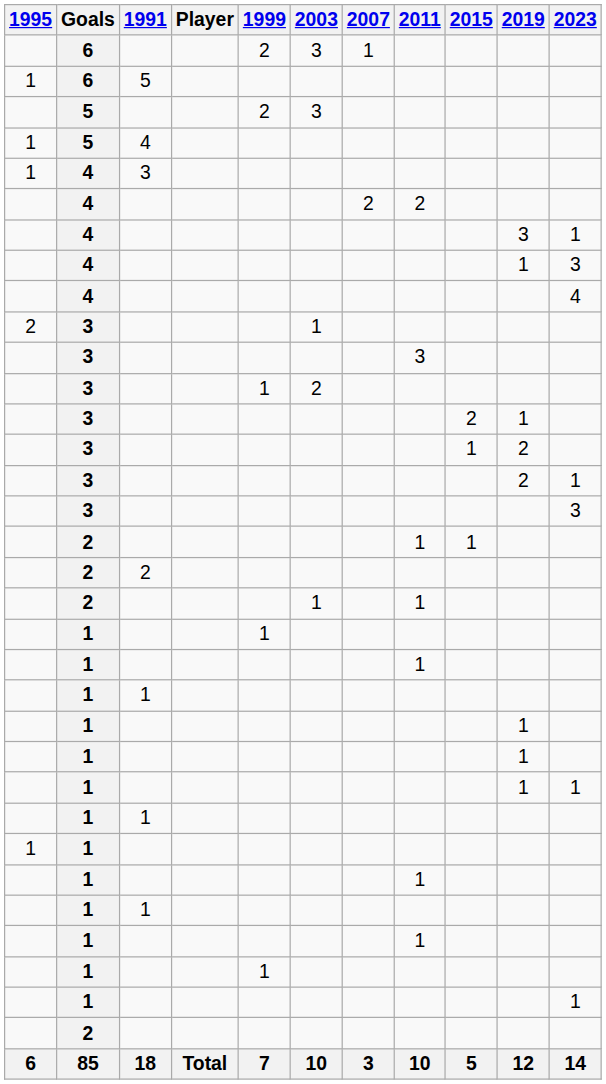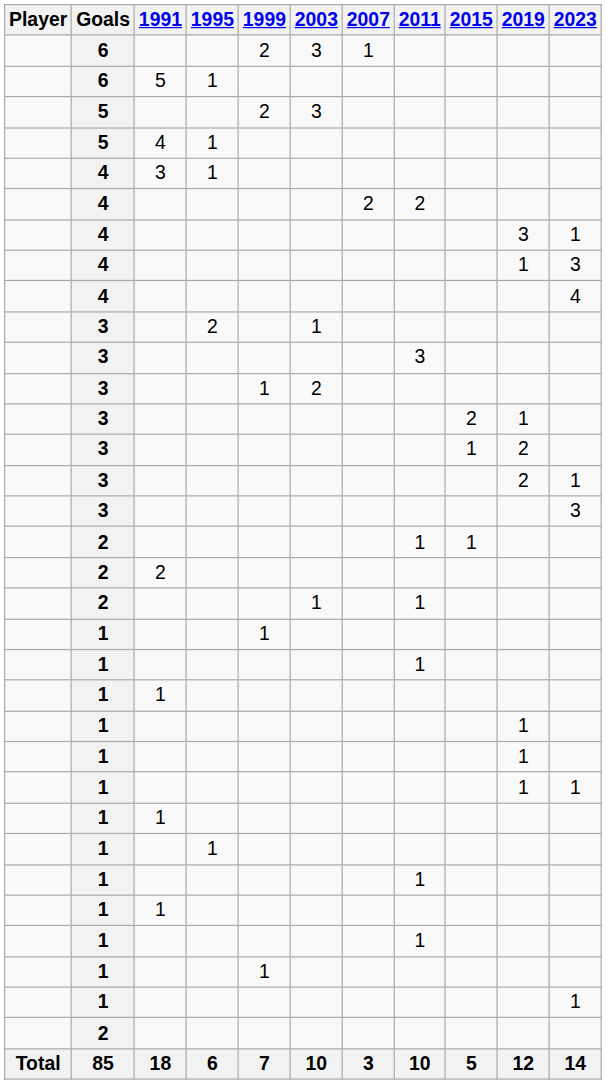columns swapped: (205, 19) <-> (31, 19)
